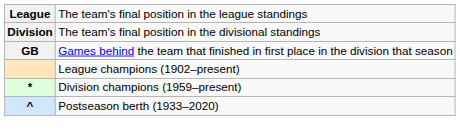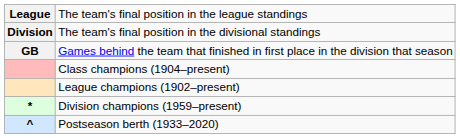+ row: (144, 69)
